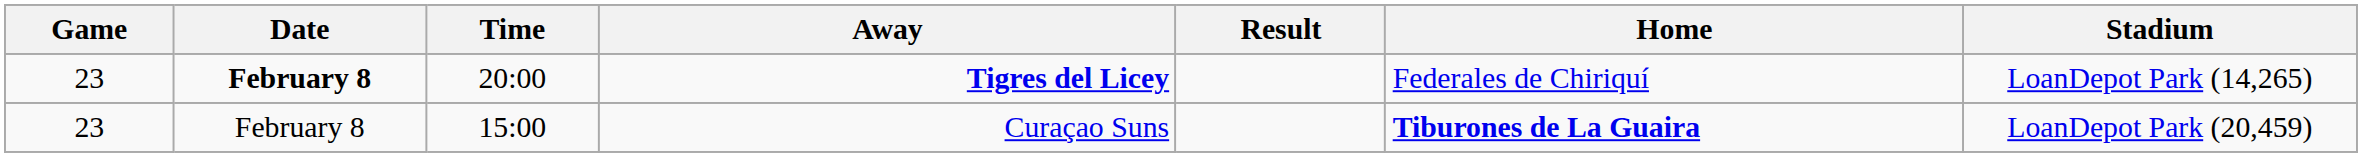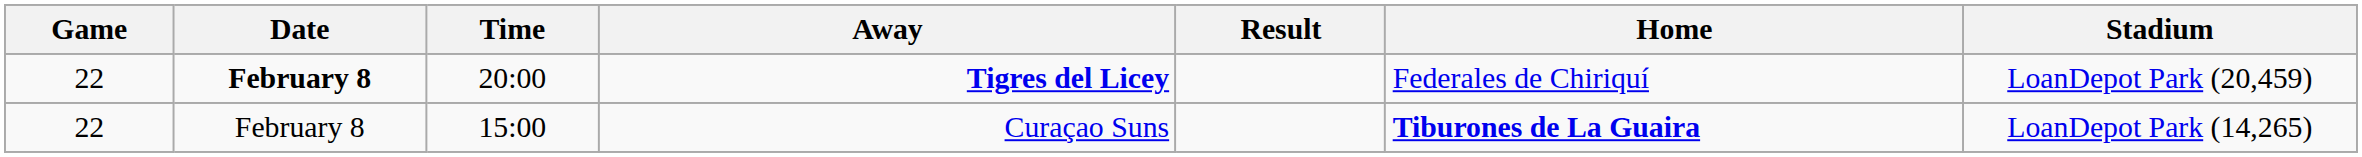(89, 78) 23 -> (89, 78) 22
(2160, 78) LoanDepot Park (14,265) -> (2160, 78) LoanDepot Park (20,459)
(89, 127) 23 -> (89, 127) 22
(2160, 127) LoanDepot Park (20,459) -> (2160, 127) LoanDepot Park (14,265)
